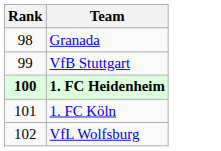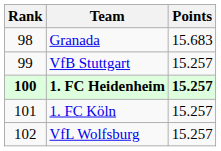+ column: (192, 16)
